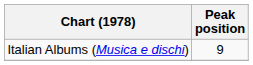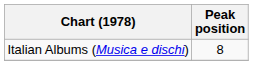(220, 49) 9 -> (220, 49) 8
